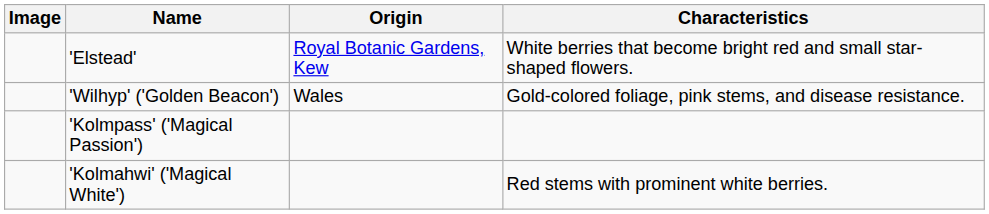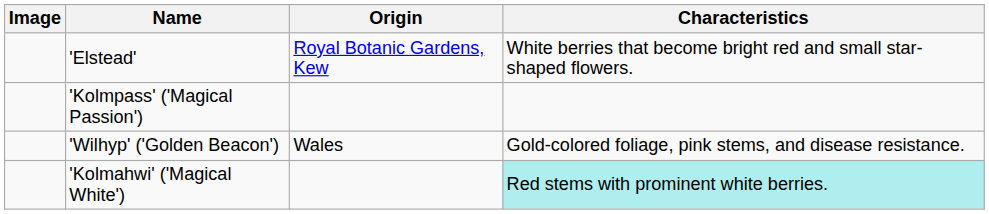rows swapped: (174, 96) <-> (151, 135)
(667, 184) no background -> (667, 184) paleturquoise background
